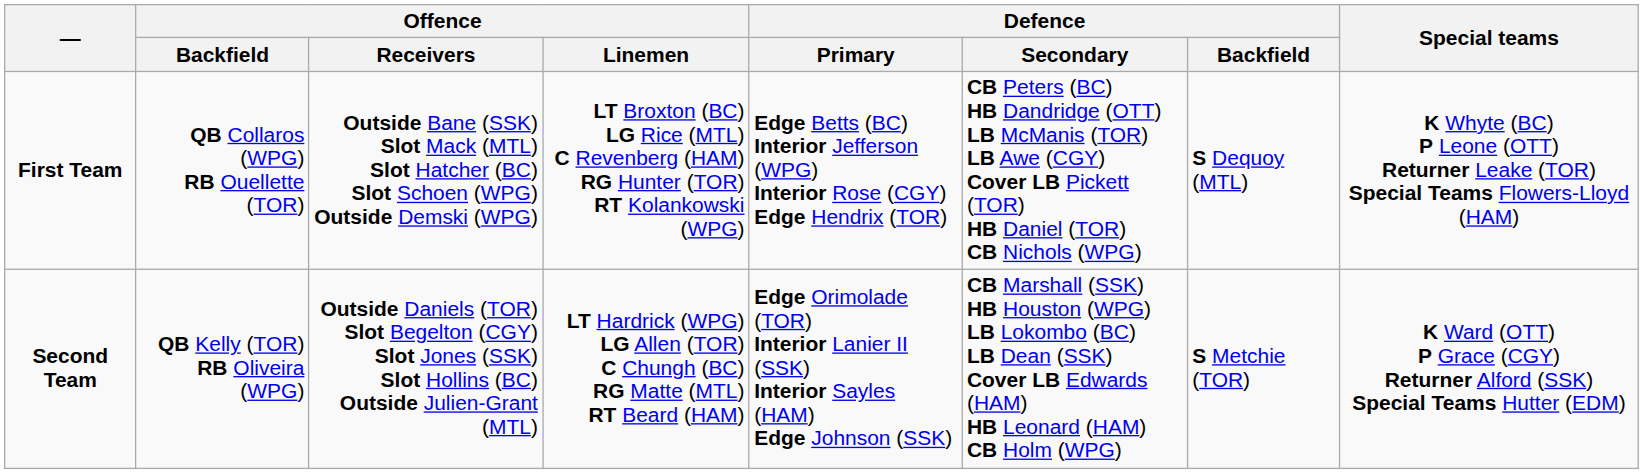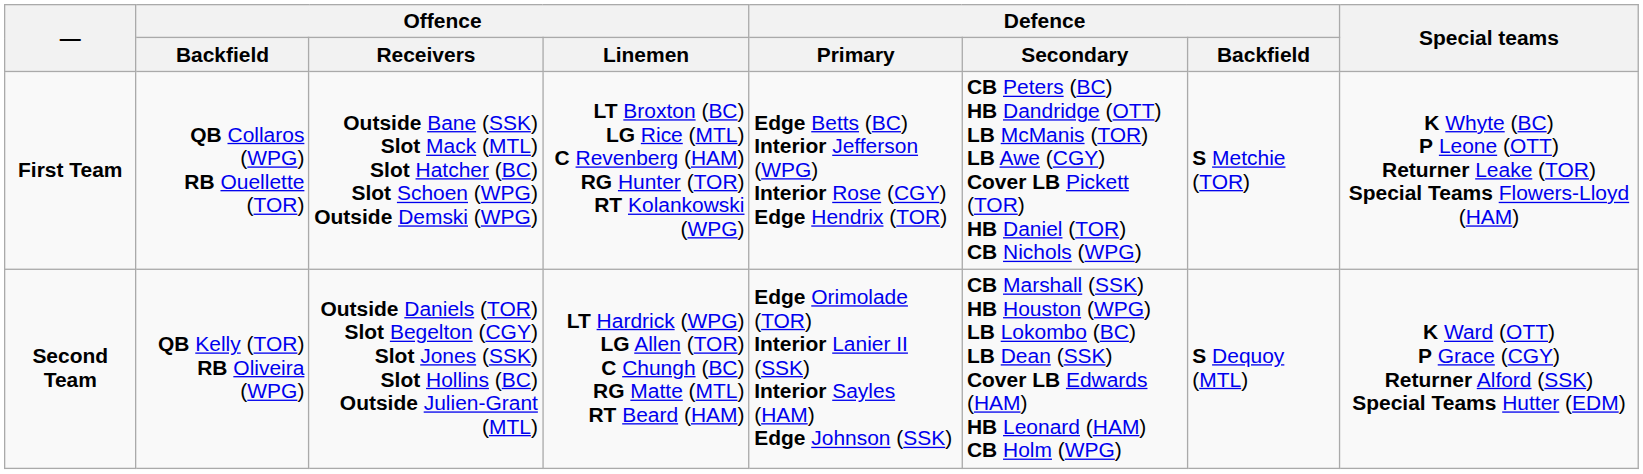(1238, 170) S Dequoy (MTL) -> (1239, 170) S Metchie (TOR)
(1239, 368) S Metchie (TOR) -> (1238, 368) S Dequoy (MTL)
